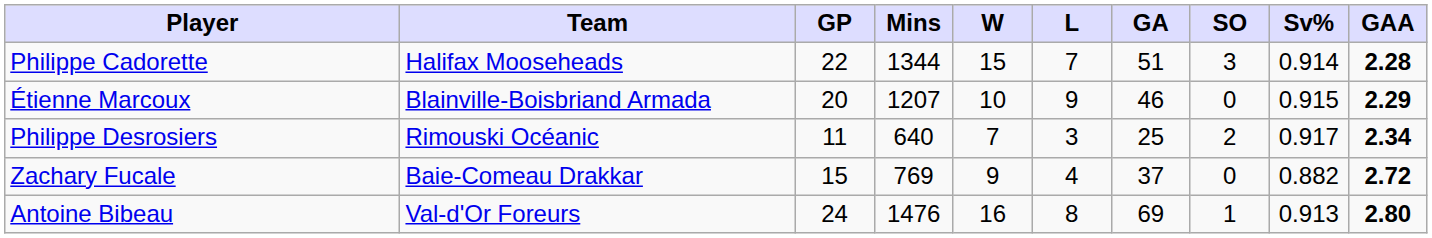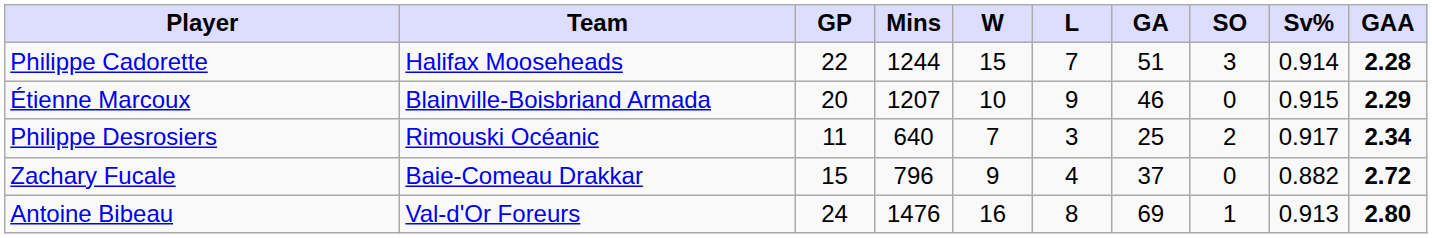(914, 61) 1344 -> (914, 61) 1244
(914, 175) 769 -> (914, 175) 796
